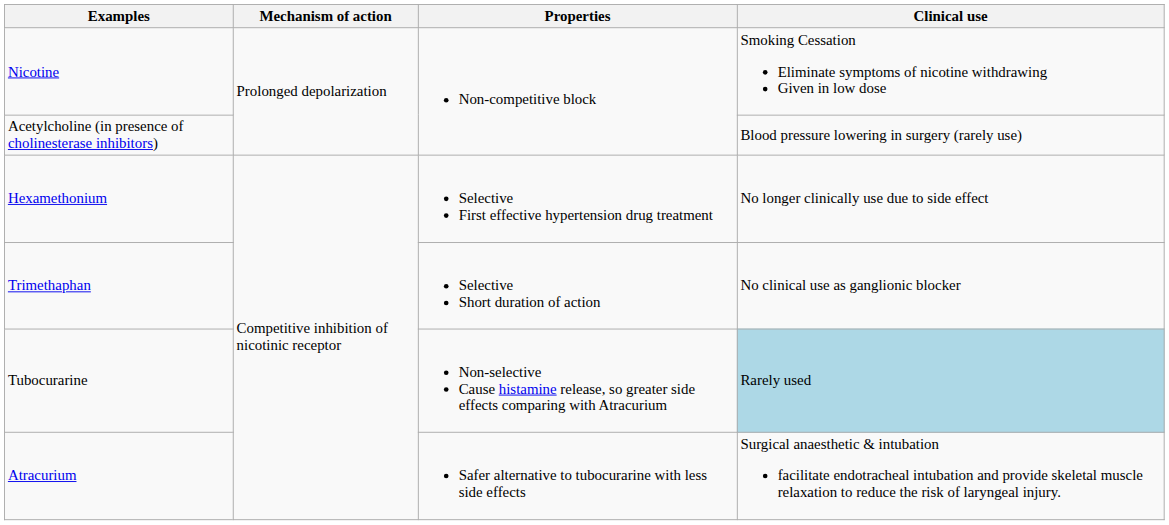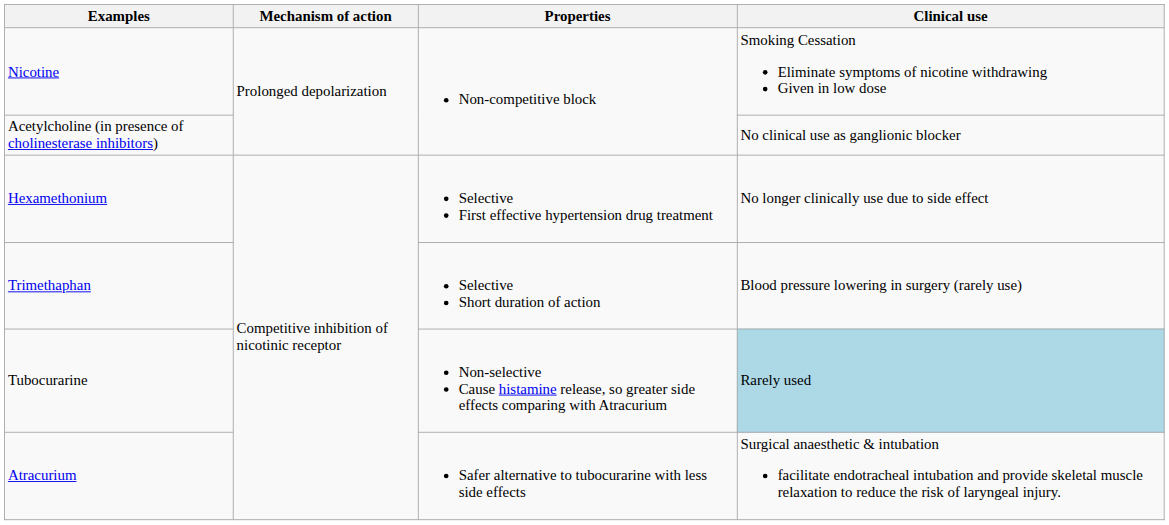(881, 135) Blood pressure lowering in surgery (rarely use) -> (851, 135) No clinical use as ganglionic blocker
(851, 285) No clinical use as ganglionic blocker -> (881, 285) Blood pressure lowering in surgery (rarely use)
